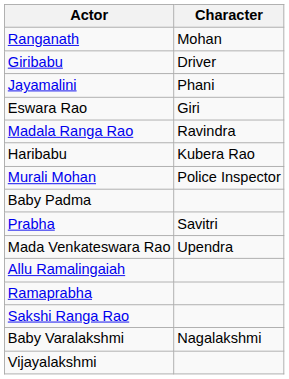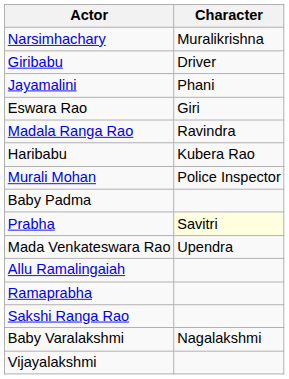- row: (43, 39)
+ row: (57, 39)
(197, 223) no background -> (197, 223) lightyellow background
